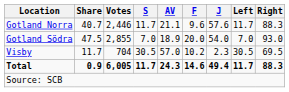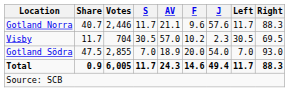rows swapped: (39, 39) <-> (19, 53)
